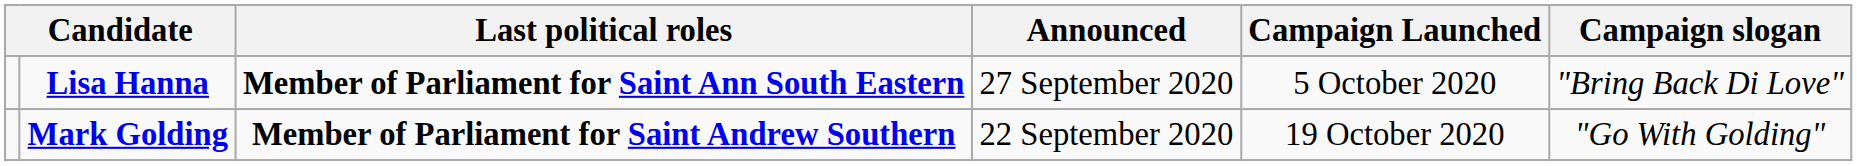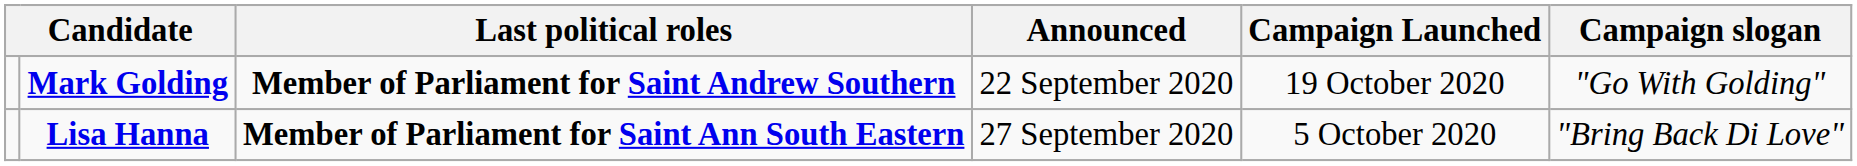rows swapped: (128, 133) <-> (128, 82)
